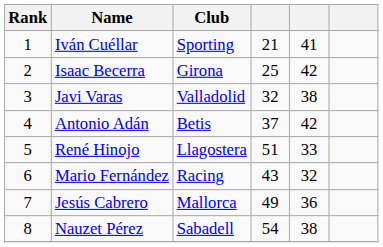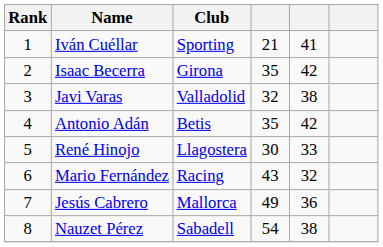(270, 70) 25 -> (270, 70) 35
(270, 123) 37 -> (270, 123) 35
(270, 149) 51 -> (270, 149) 30
